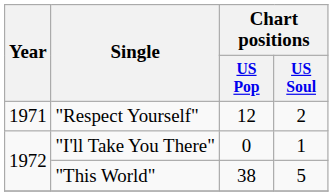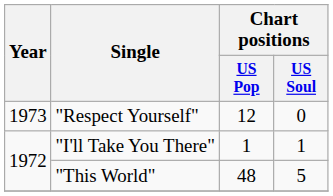(28, 115) 1971 -> (28, 115) 1973
(301, 115) 2 -> (301, 115) 0
(247, 145) 0 -> (247, 145) 1
(247, 175) 38 -> (247, 175) 48
